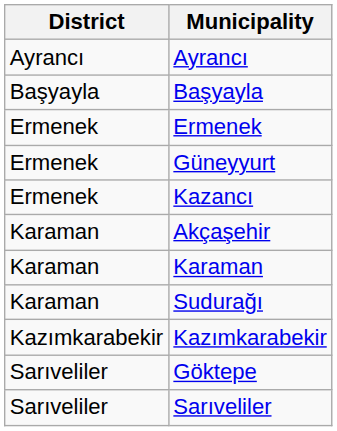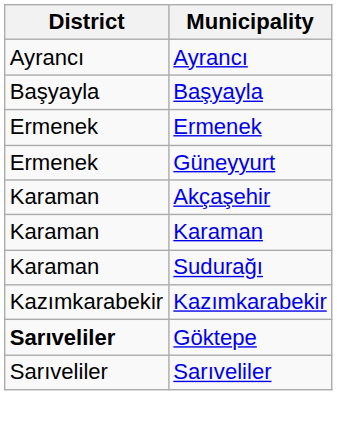- row: (213, 197)
(59, 372) normal -> (63, 337) bold
